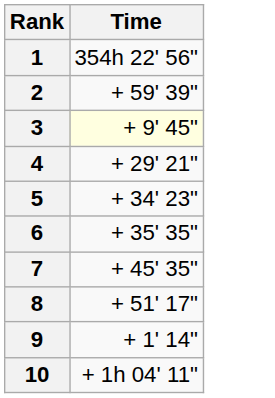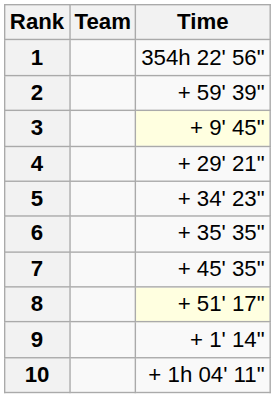+ column: (103, 22)
(154, 304) no background -> (221, 304) lightyellow background
